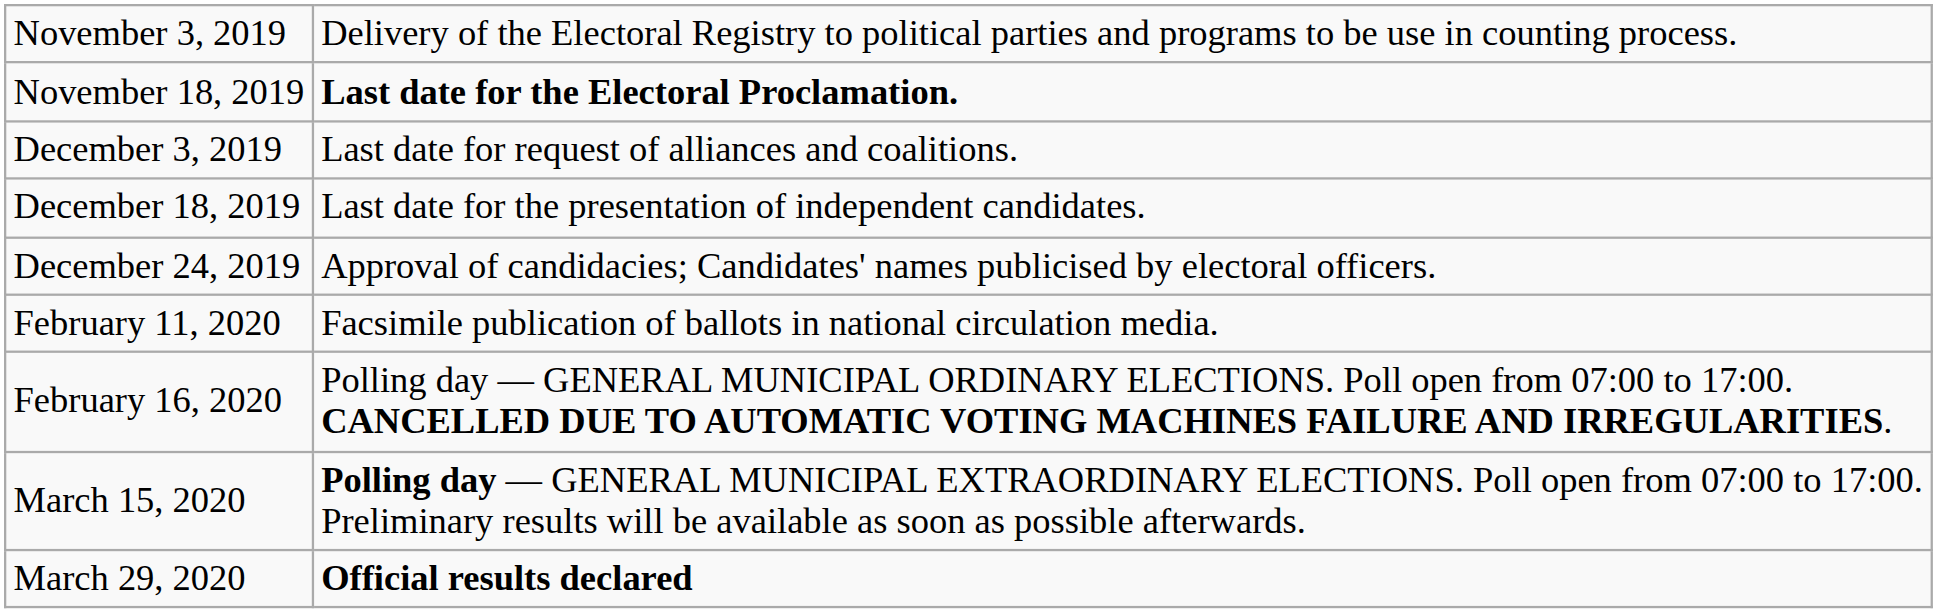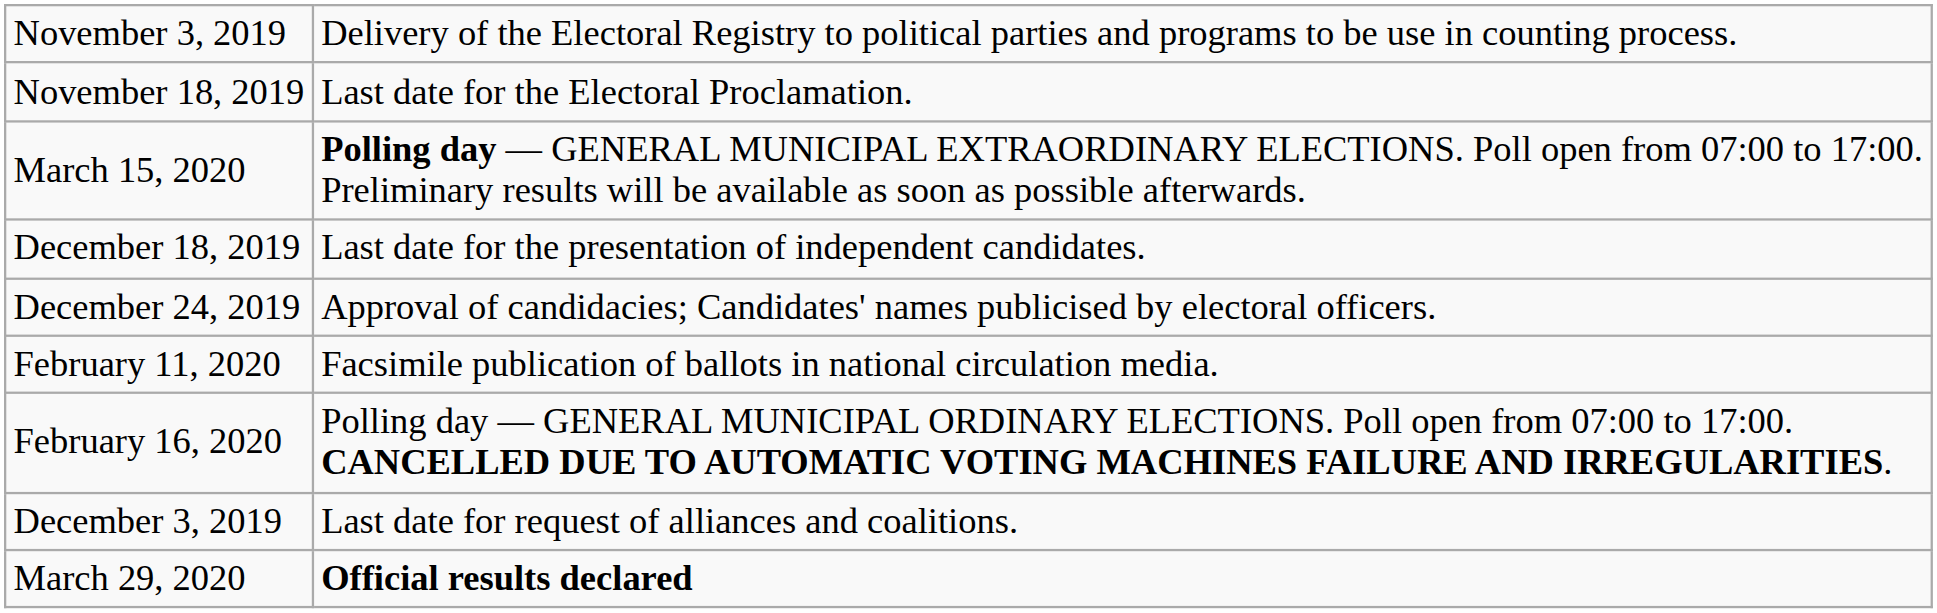(640, 91) bold -> (617, 91) normal
rows swapped: (148, 149) <-> (130, 499)
